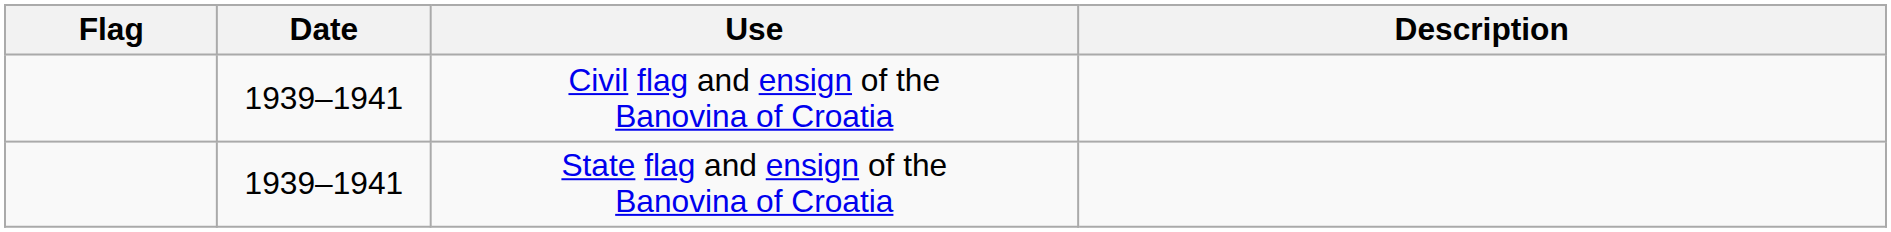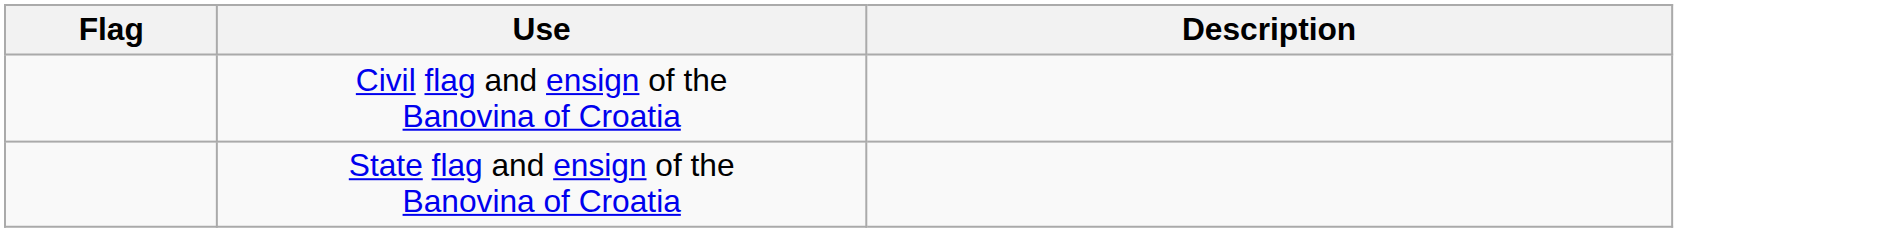- column: (324, 29)
